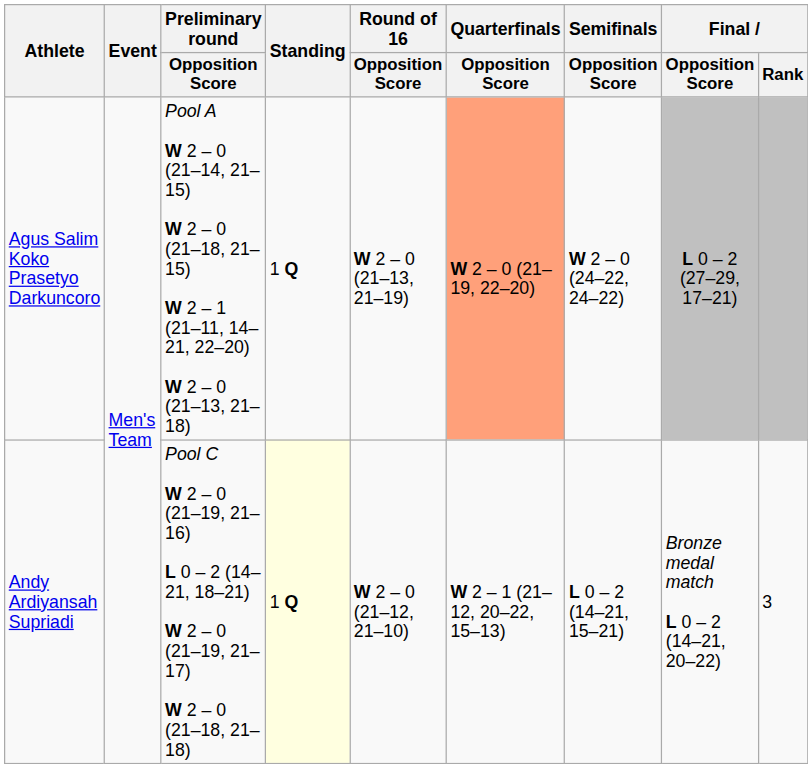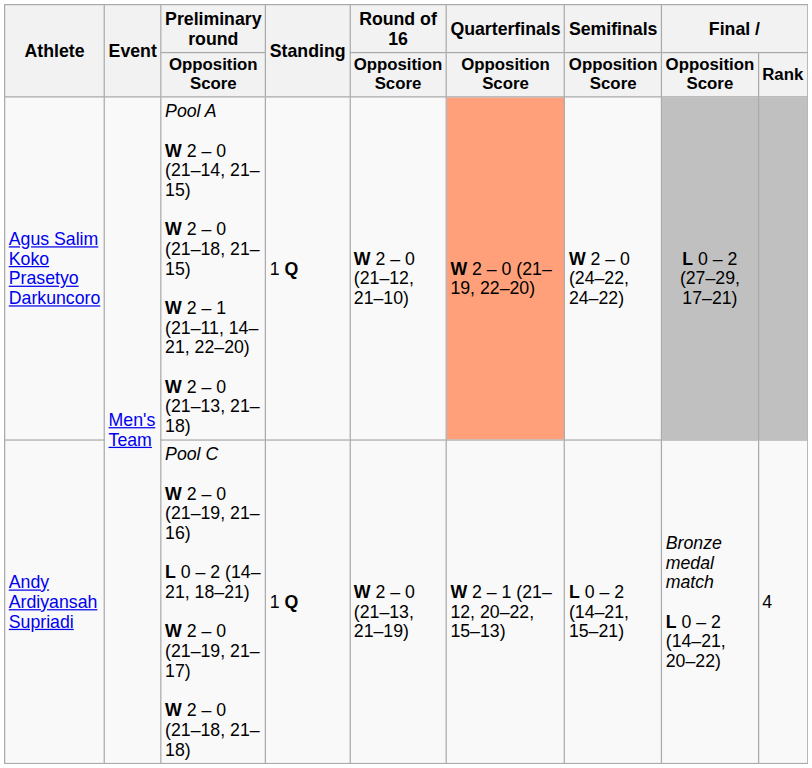(384, 279) W 2 – 0 (21–13, 21–19) -> (384, 279) W 2 – 0 (21–12, 21–10)
(284, 602) lightyellow background -> (284, 602) no background
(384, 612) W 2 – 0 (21–12, 21–10) -> (384, 612) W 2 – 0 (21–13, 21–19)
(767, 602) 3 -> (767, 602) 4
